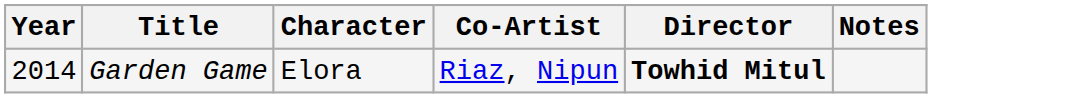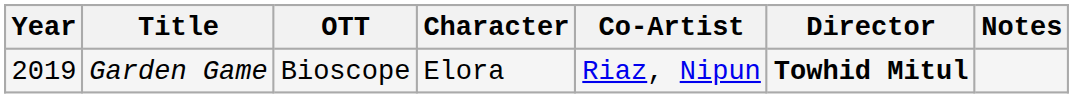+ column: (346, 27)
(44, 71) 2014 -> (44, 71) 2019
